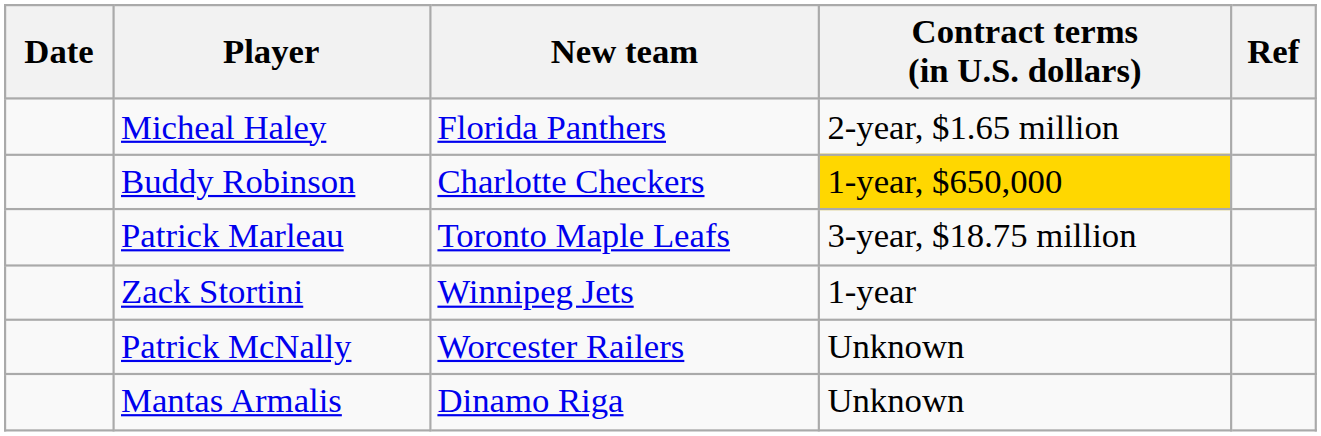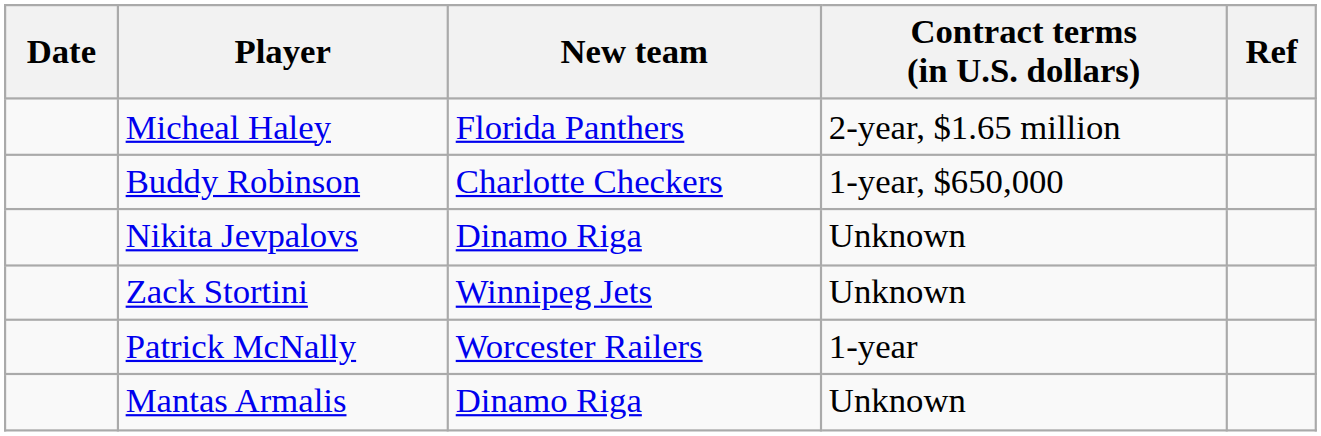(945, 181) gold background -> (946, 181) no background
- row: (232, 236)
+ row: (242, 236)
(872, 291) 1-year -> (897, 291) Unknown
(896, 346) Unknown -> (873, 346) 1-year
